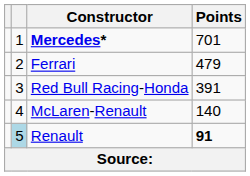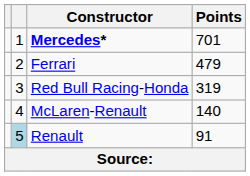(208, 87) 391 -> (208, 87) 319
(204, 135) bold -> (204, 135) normal
